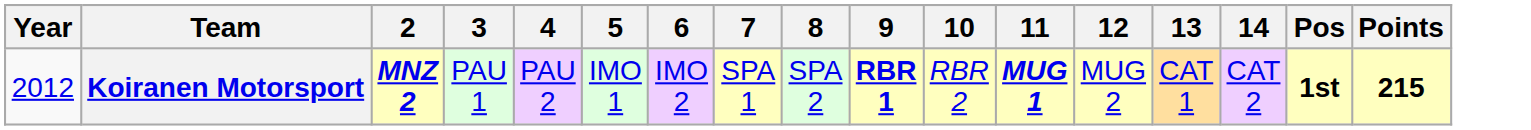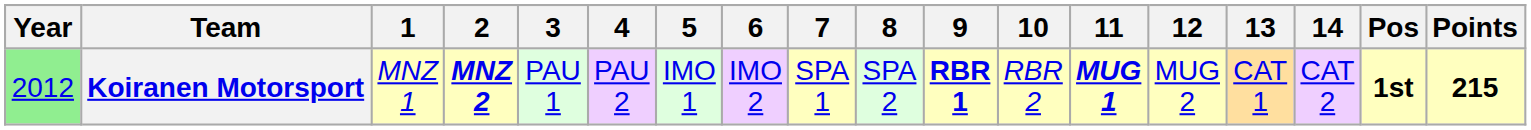+ column: (408, 27)
(43, 86) no background -> (43, 86) lightgreen background
